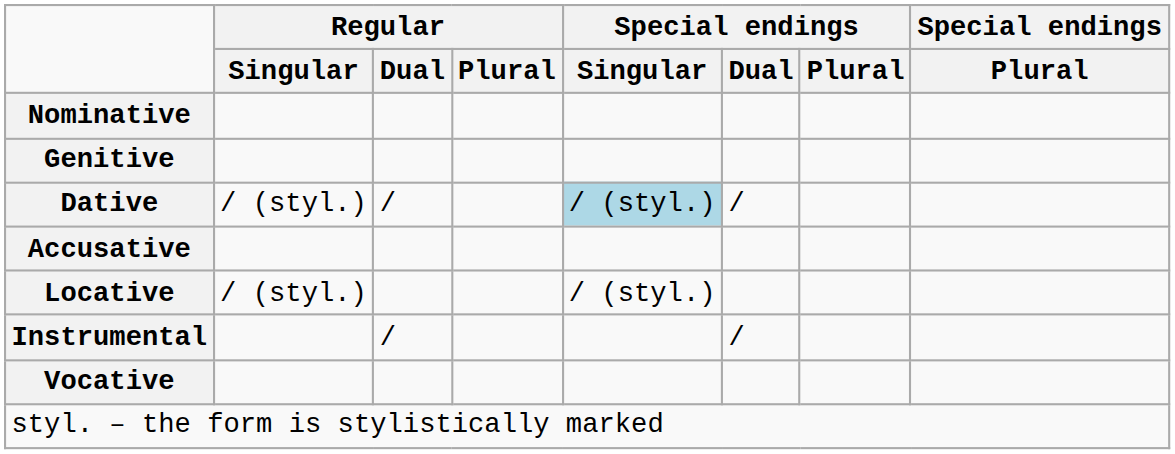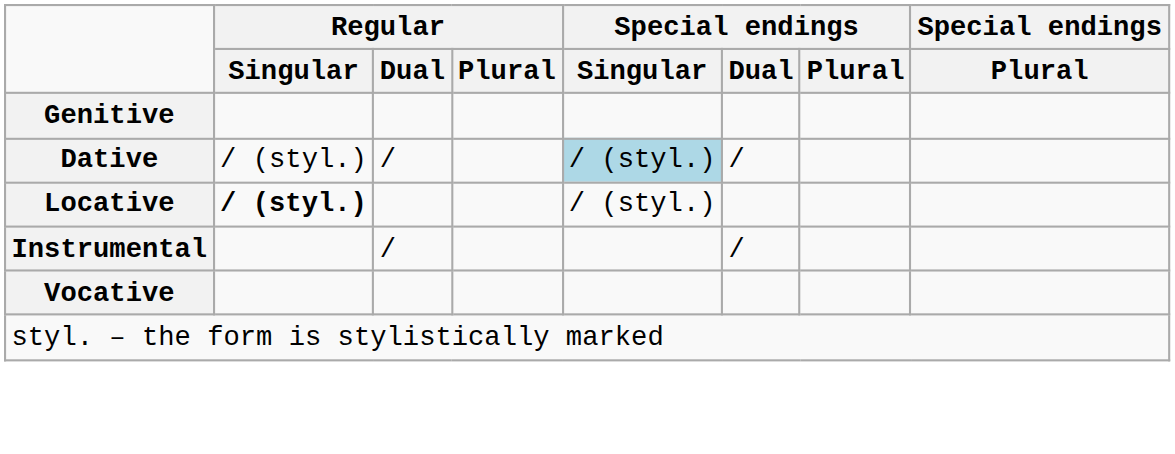- row: (109, 116)
- row: (109, 249)
(293, 293) normal -> (293, 204) bold
